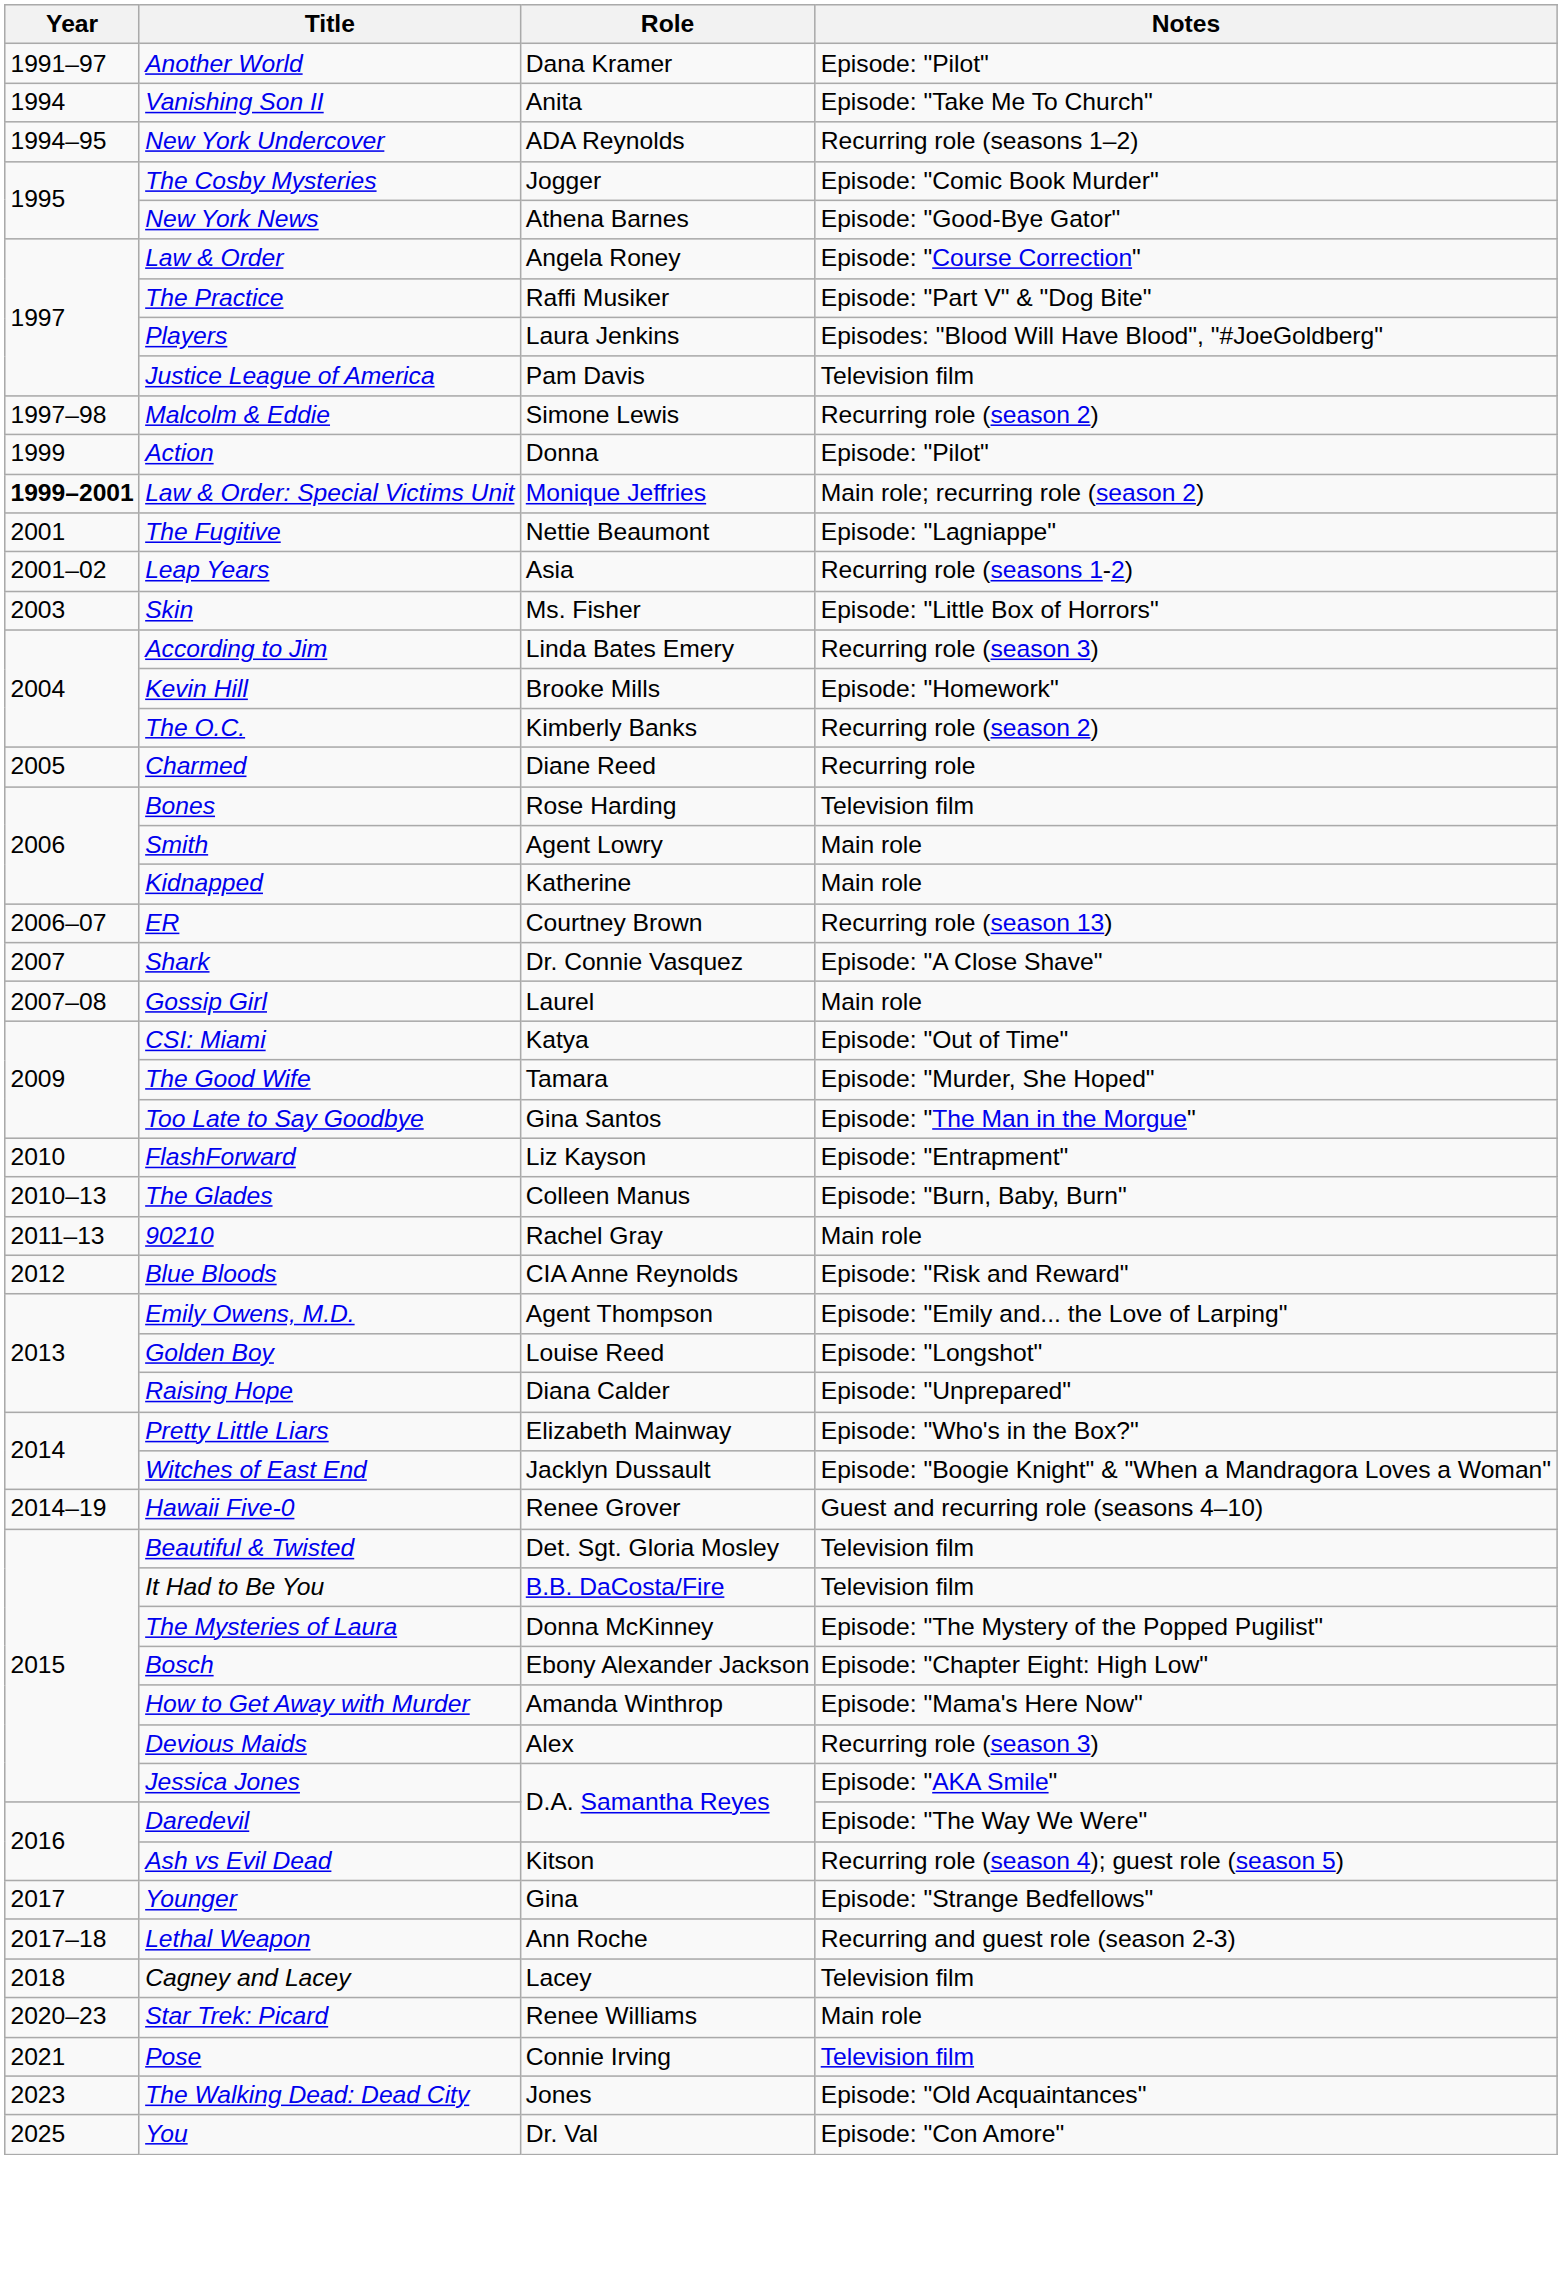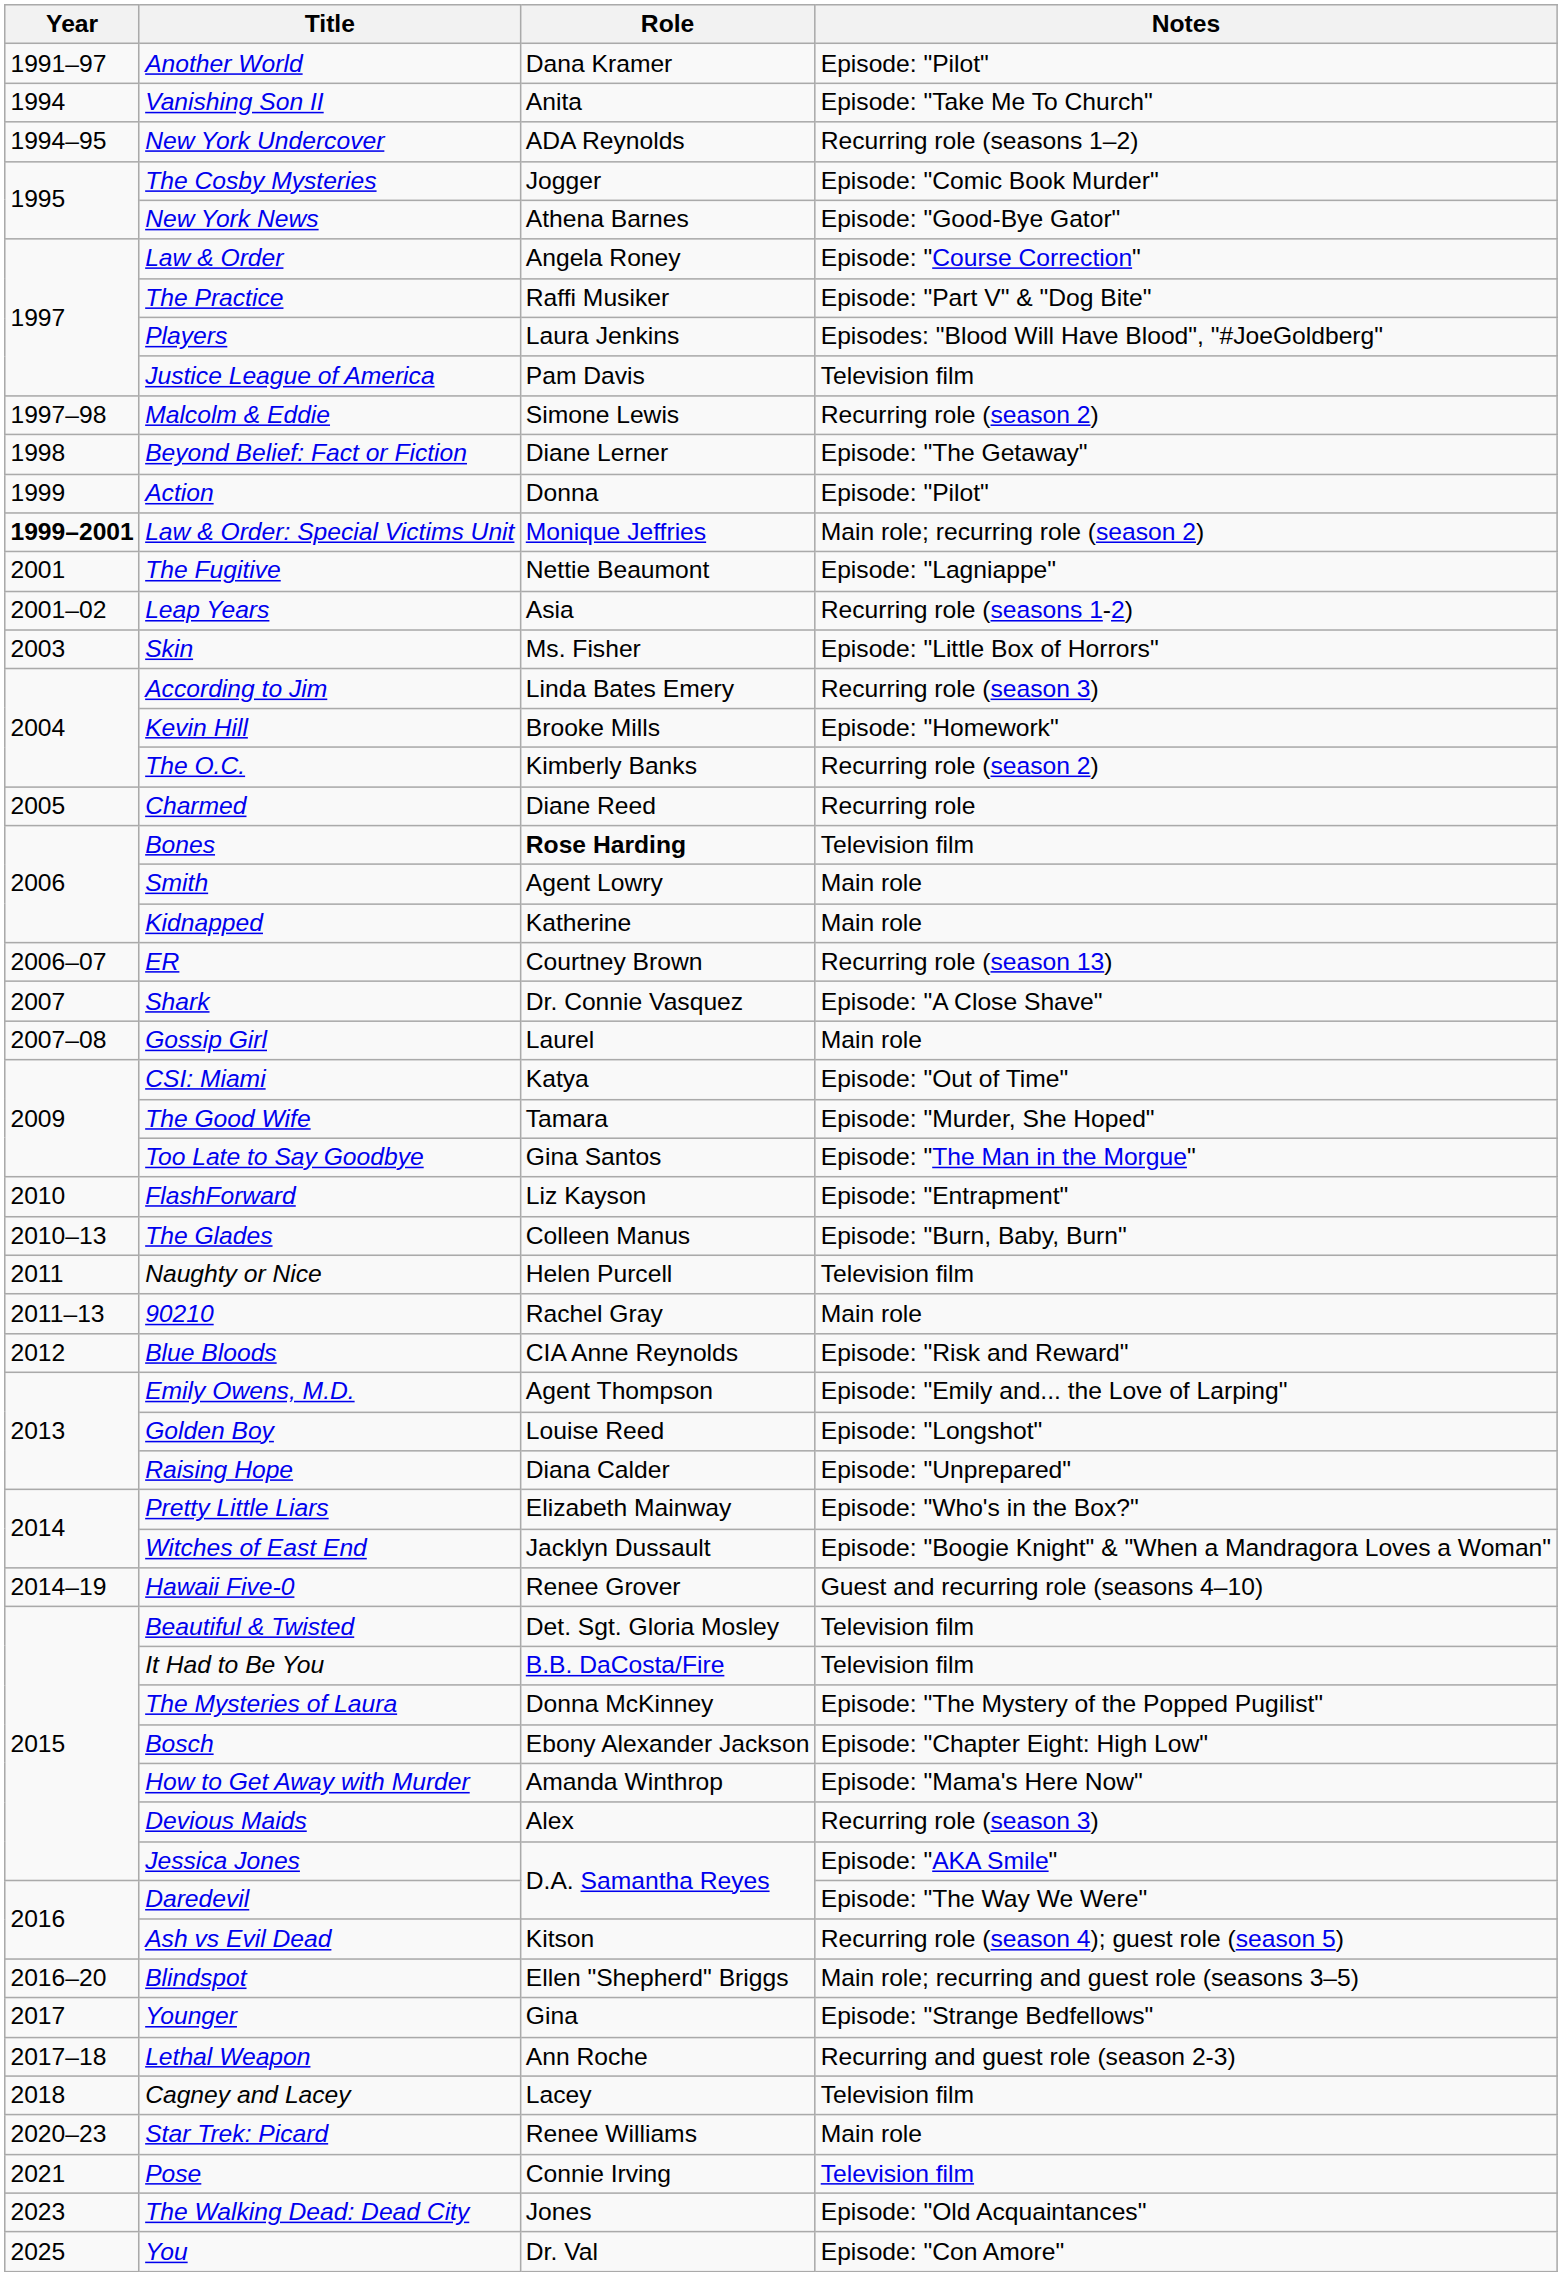+ row: (306, 453)
(601, 805) normal -> (606, 844) bold
+ row: (233, 1274)
+ row: (196, 1977)
